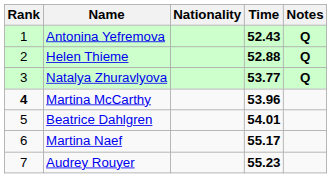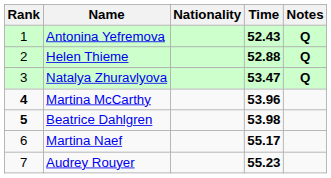(264, 78) 53.77 -> (264, 78) 53.47
(24, 120) normal -> (24, 120) bold
(264, 120) 54.01 -> (264, 120) 53.98
